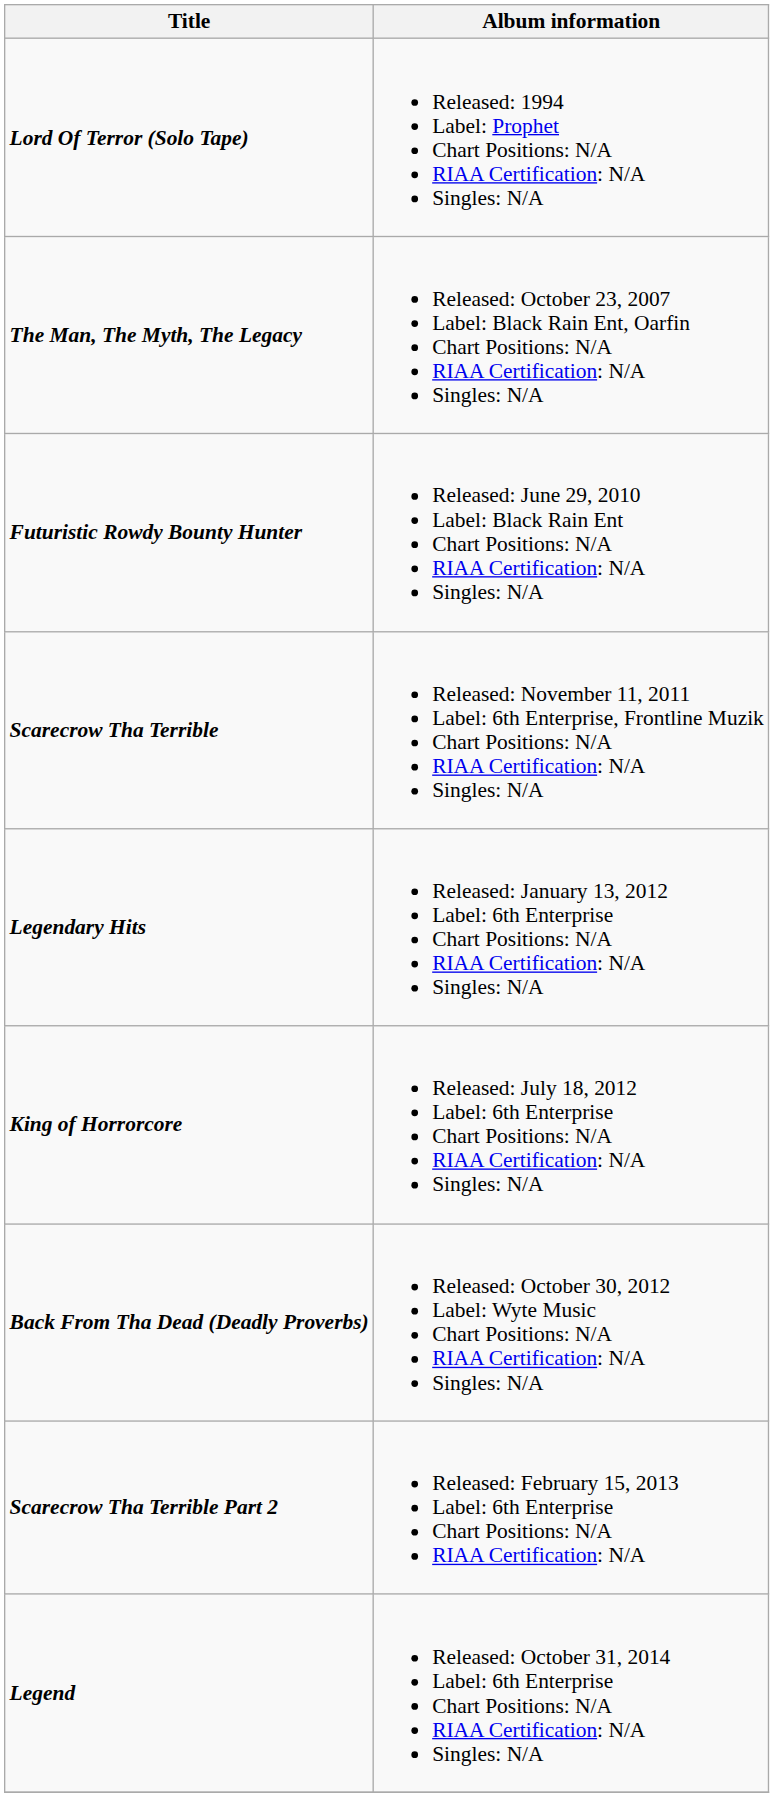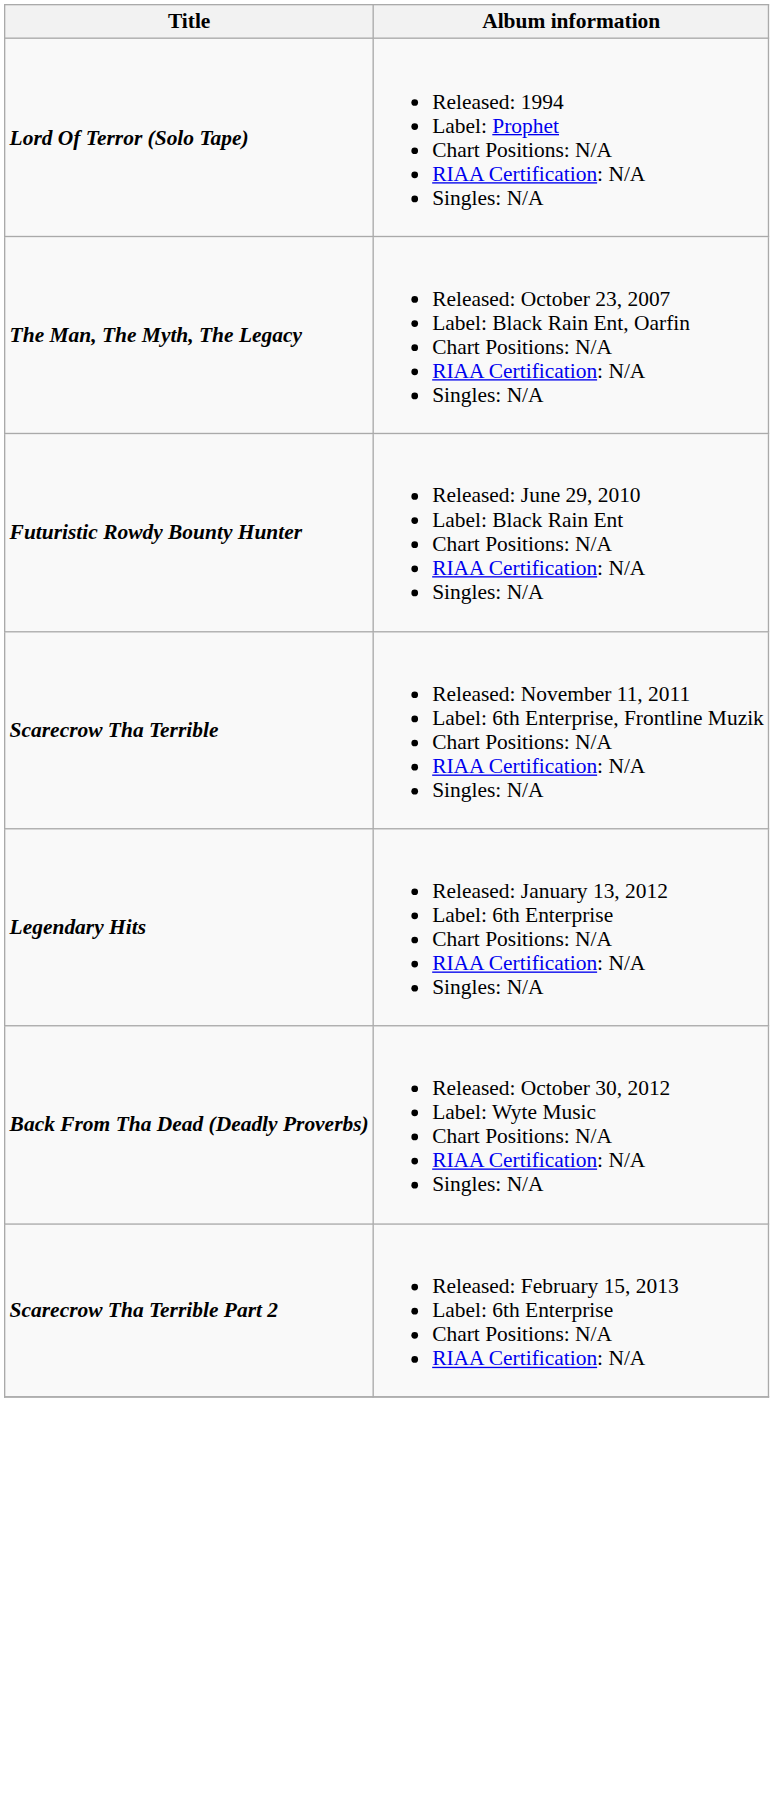- row: (96, 1124)
- row: (42, 1692)
